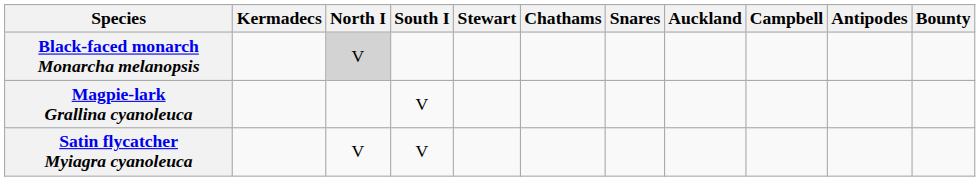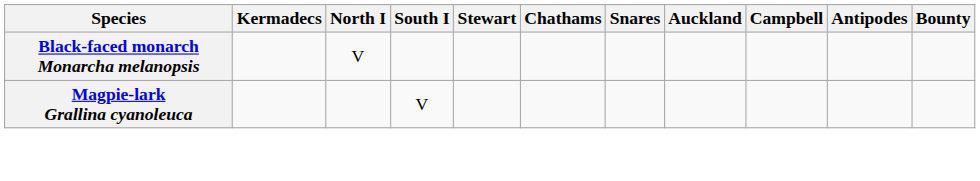(358, 56) lightgrey background -> (358, 56) no background
- row: (119, 151)
